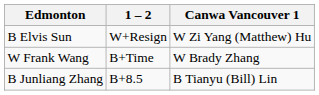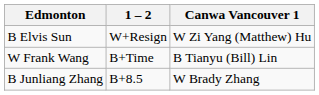(216, 57) W Brady Zhang -> (225, 57) B Tianyu (Bill) Lin
(225, 79) B Tianyu (Bill) Lin -> (216, 79) W Brady Zhang
